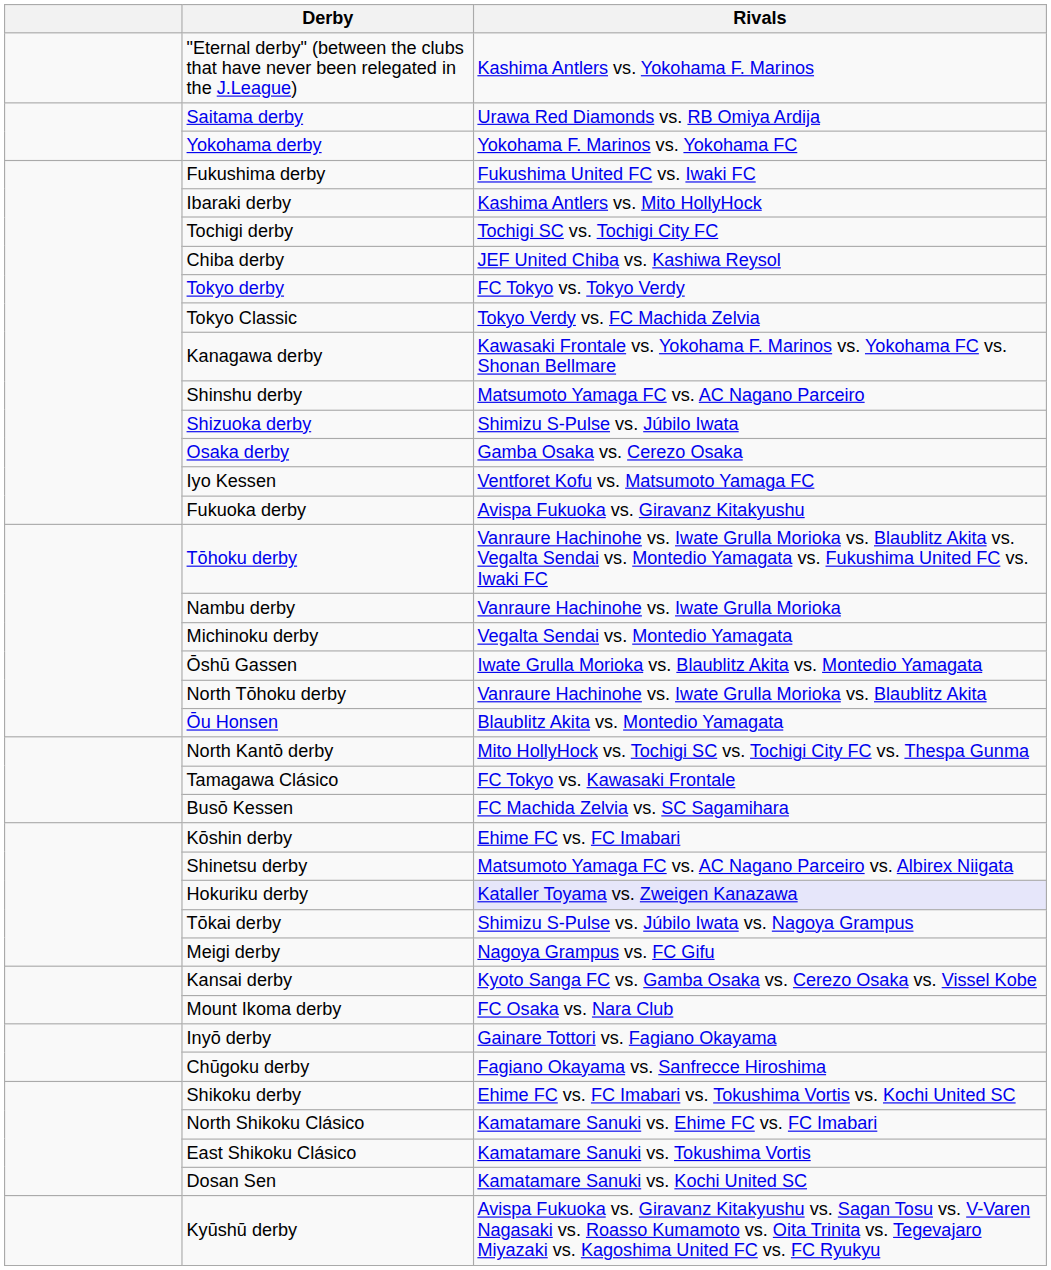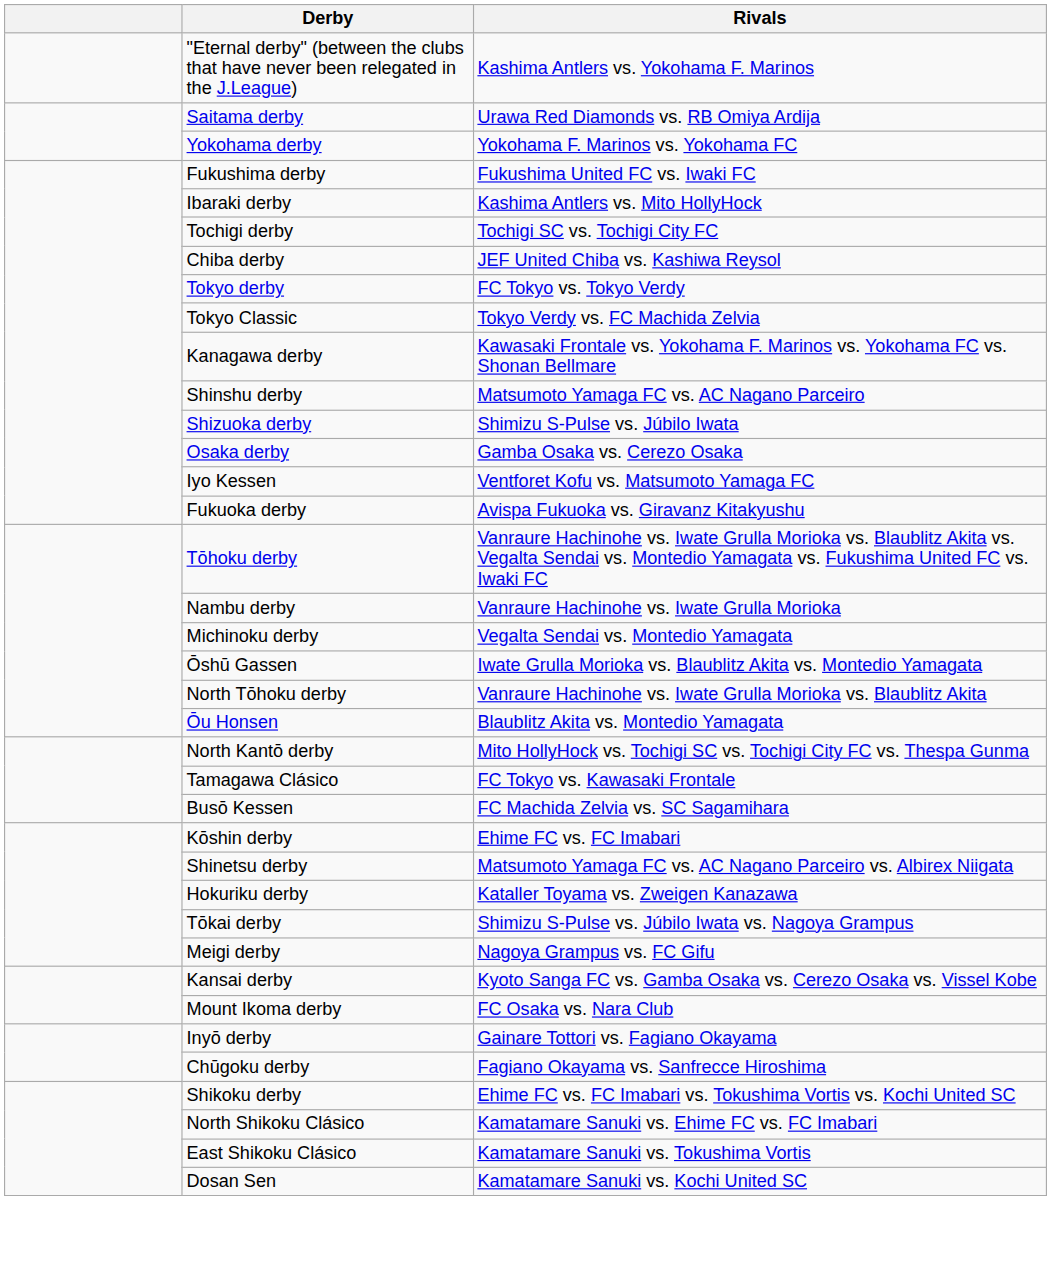(638, 894) lavender background -> (638, 894) no background
- row: (242, 1230)
